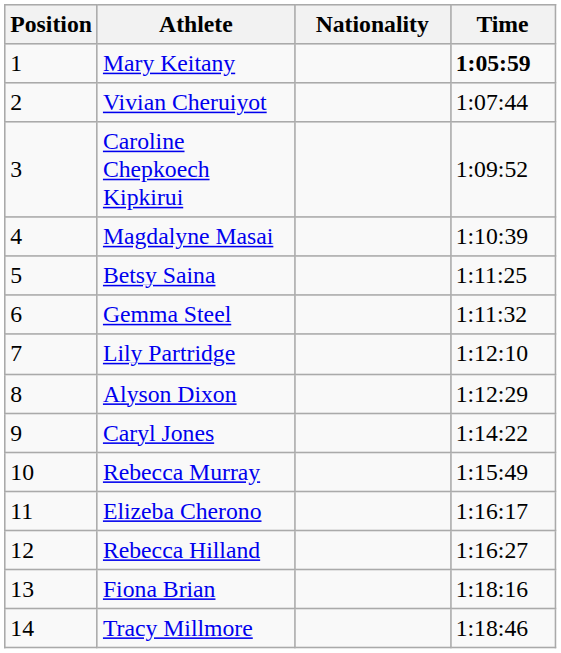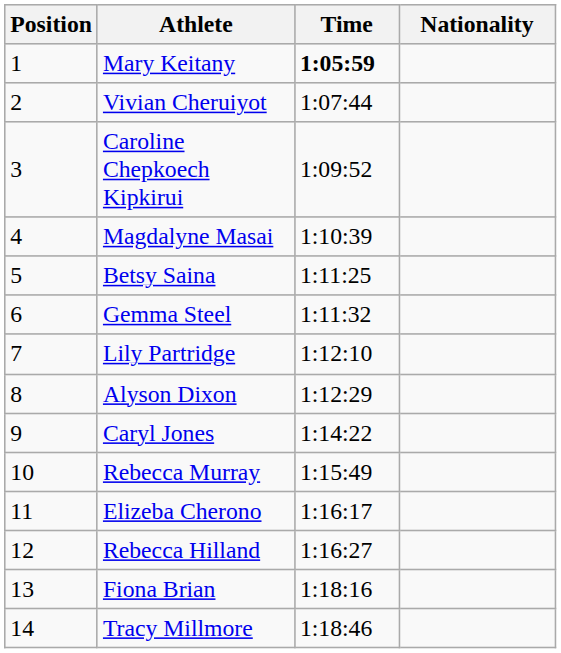columns swapped: (372, 24) <-> (502, 24)
